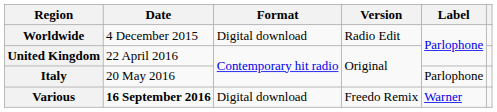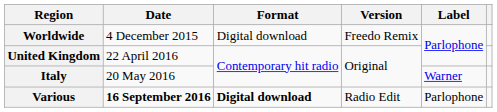(372, 35) Radio Edit -> (381, 35) Freedo Remix
(454, 76) Parlophone -> (443, 76) Warner
(262, 96) normal -> (264, 96) bold
(381, 96) Freedo Remix -> (372, 96) Radio Edit
(443, 96) Warner -> (454, 96) Parlophone
